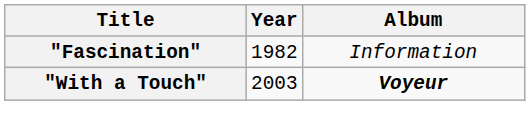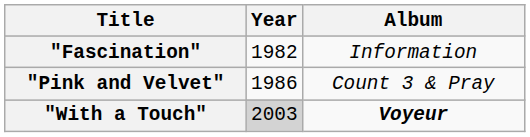+ row: (126, 84)
(274, 84) no background -> (274, 115) lightgrey background
